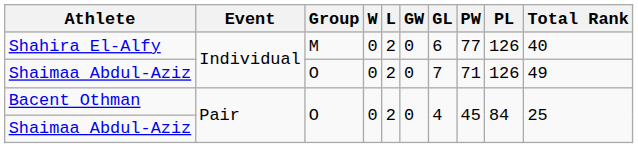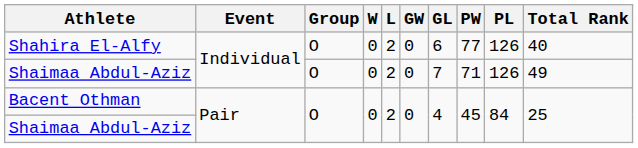(314, 46) M -> (314, 46) O
